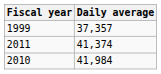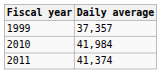rows swapped: (19, 61) <-> (19, 45)
